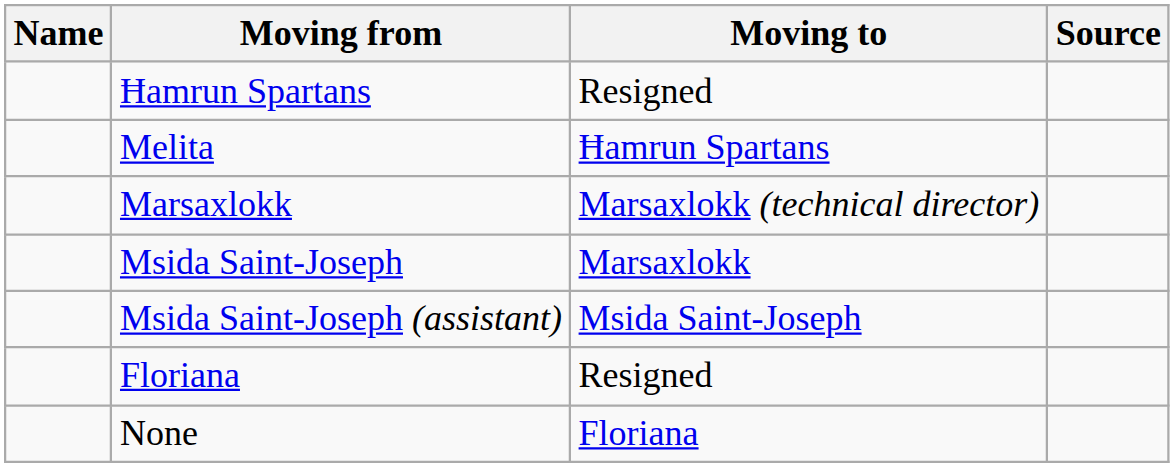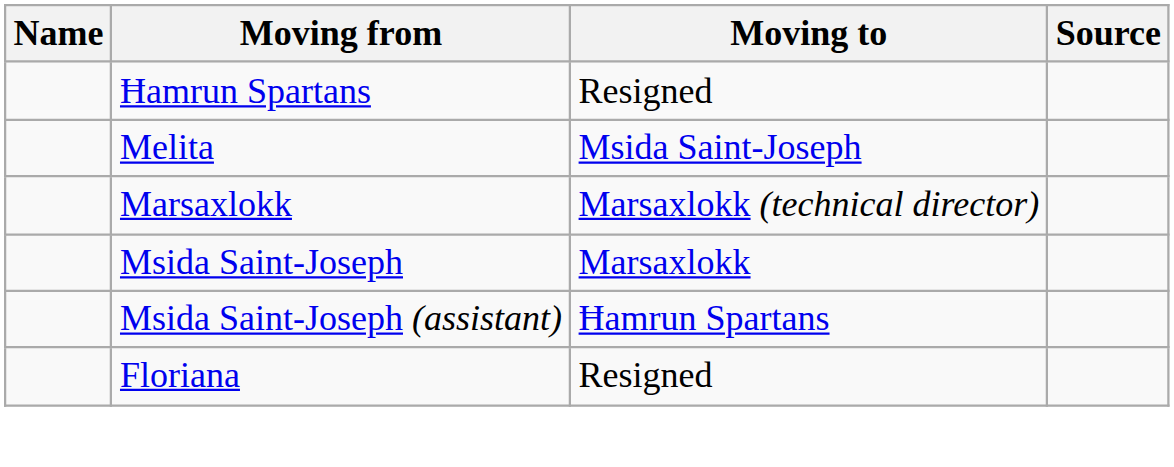(704, 147) Ħamrun Spartans -> (720, 147) Msida Saint-Joseph
(720, 318) Msida Saint-Joseph -> (704, 318) Ħamrun Spartans
- row: (159, 432)
